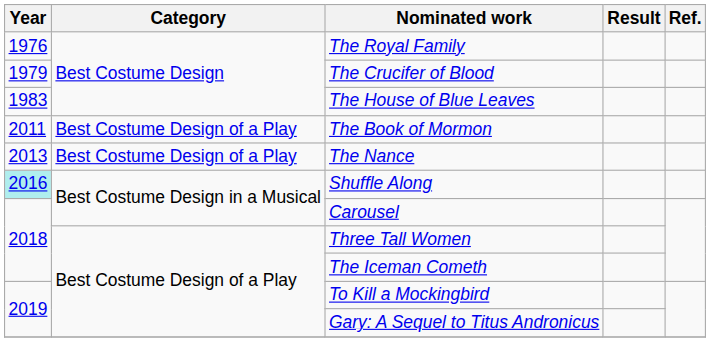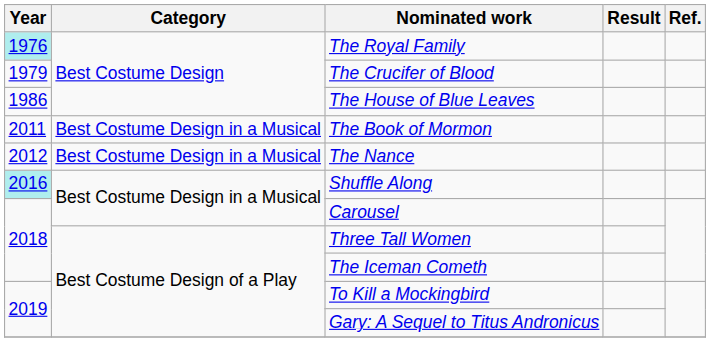(28, 45) no background -> (28, 45) paleturquoise background
(28, 101) 1983 -> (28, 101) 1986
(176, 128) Best Costume Design of a Play -> (188, 128) Best Costume Design in a Musical
(28, 156) 2013 -> (28, 156) 2012
(176, 156) Best Costume Design of a Play -> (188, 156) Best Costume Design in a Musical
